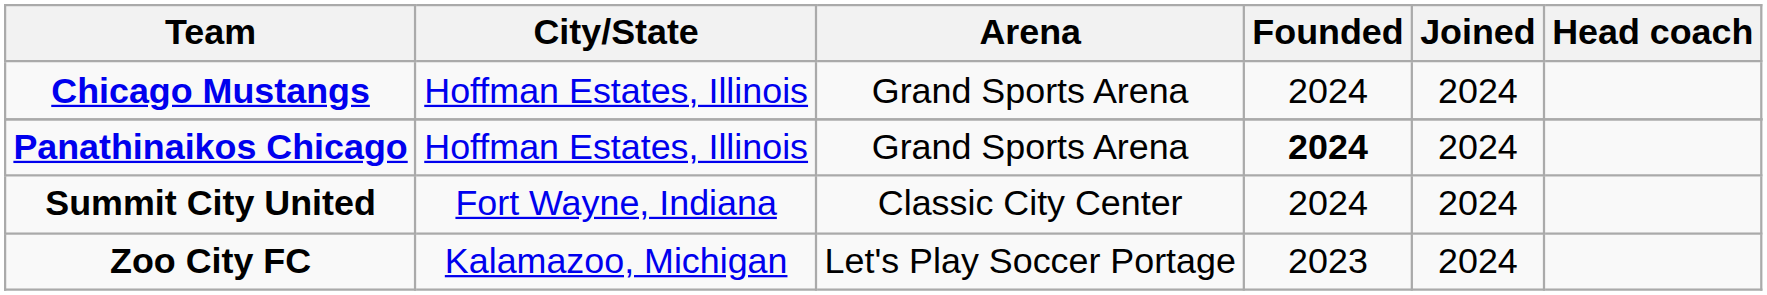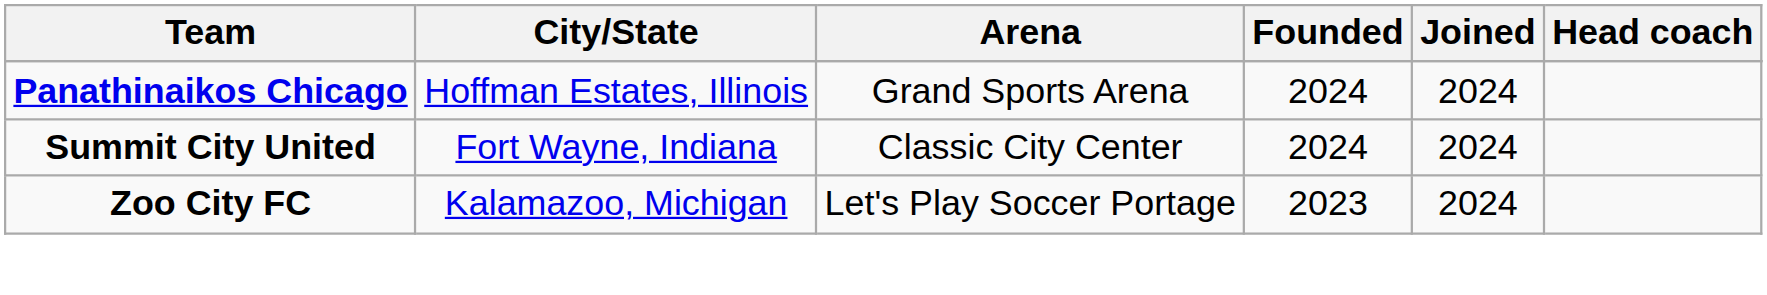- row: (211, 89)
(1328, 146) bold -> (1328, 89) normal
